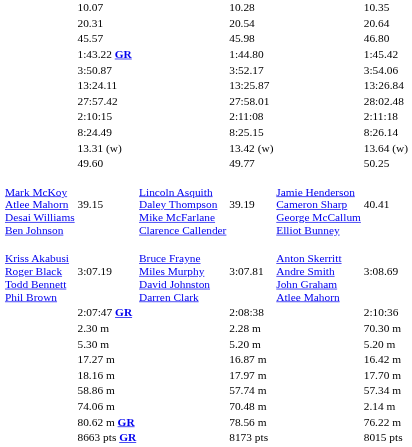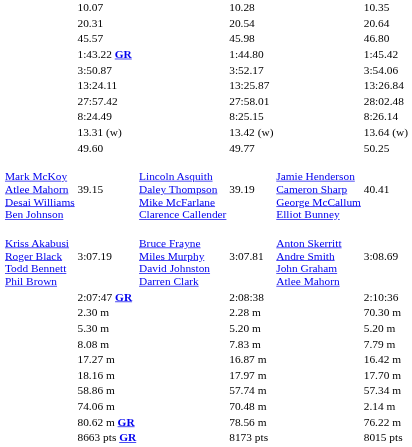- row: (95, 117)
+ row: (93, 344)
